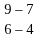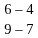rows swapped: (19, 29) <-> (19, 9)
